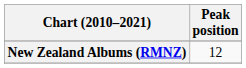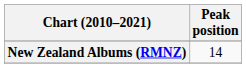(216, 52) 12 -> (216, 52) 14
